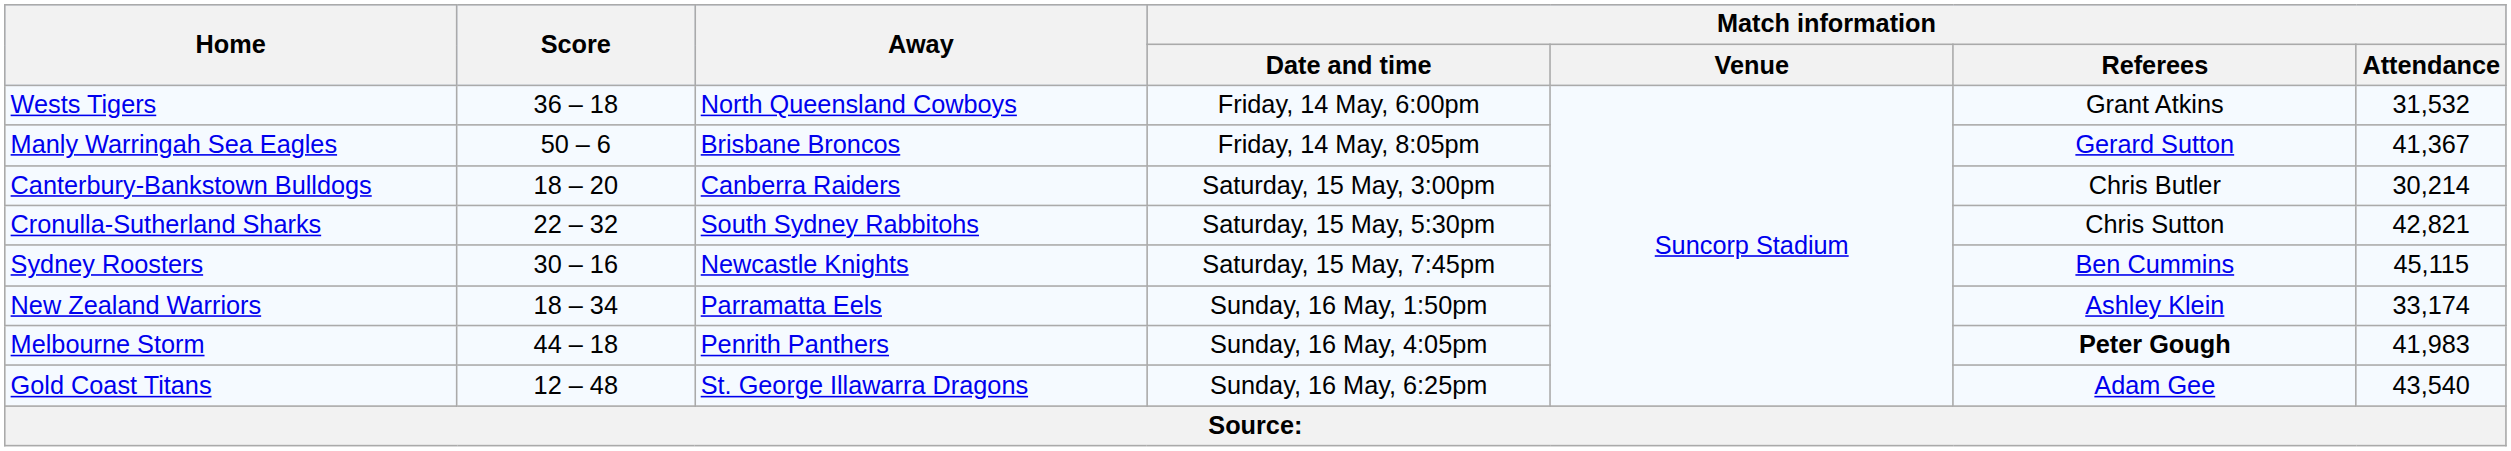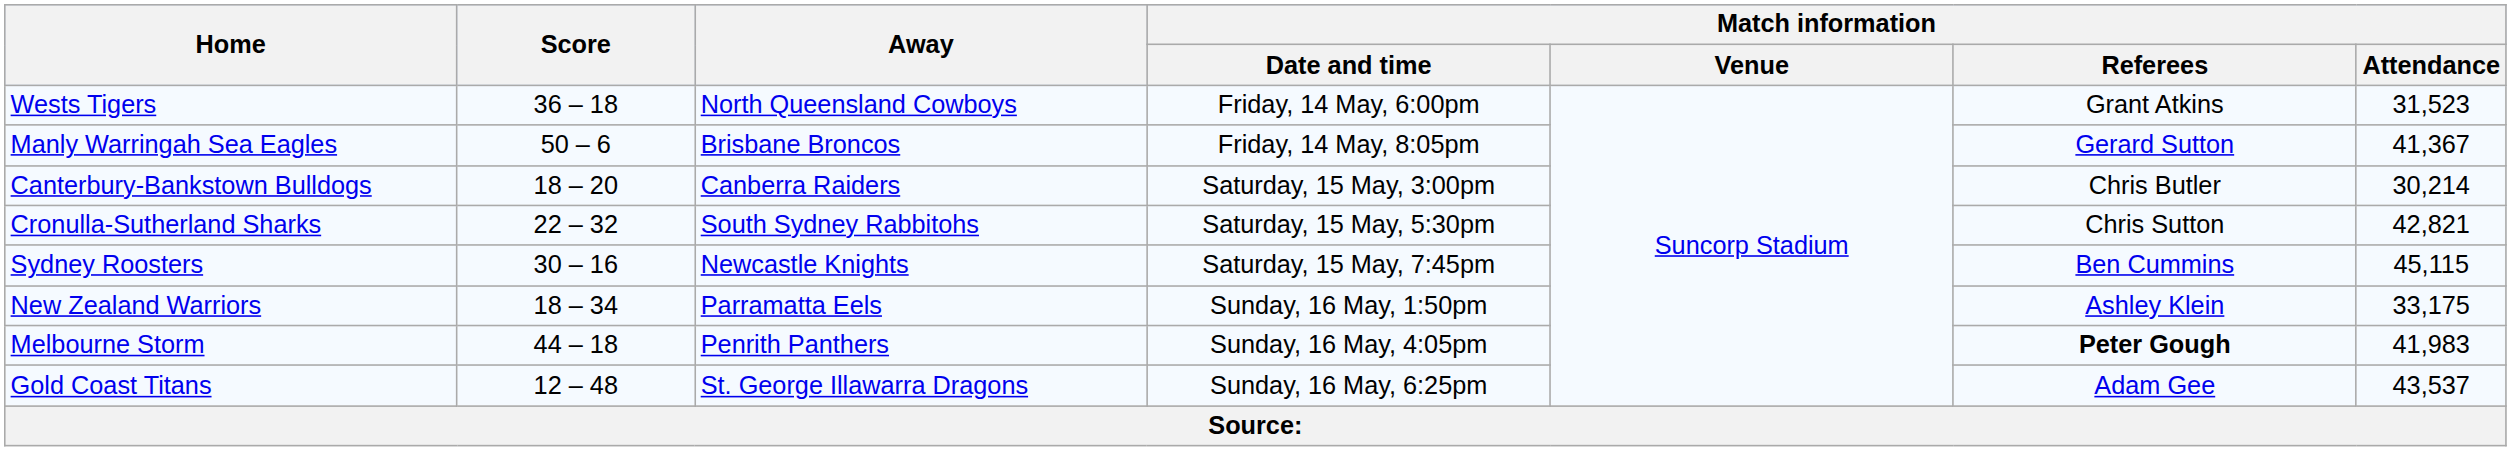(2431, 104) 31,532 -> (2431, 104) 31,523
(2431, 305) 33,174 -> (2431, 305) 33,175
(2431, 385) 43,540 -> (2431, 385) 43,537
